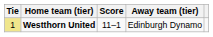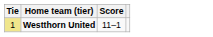- column: (165, 11)
